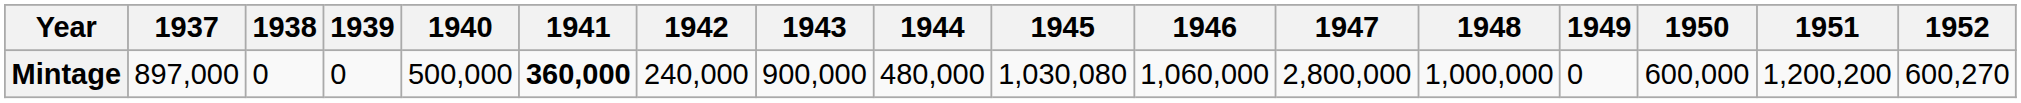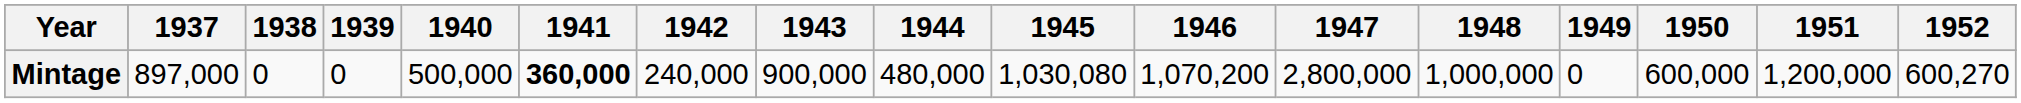(1205, 73) 1,060,000 -> (1205, 73) 1,070,200
(1827, 73) 1,200,200 -> (1827, 73) 1,200,000
